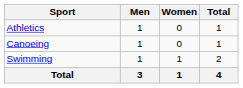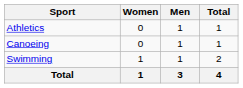columns swapped: (140, 12) <-> (179, 12)
